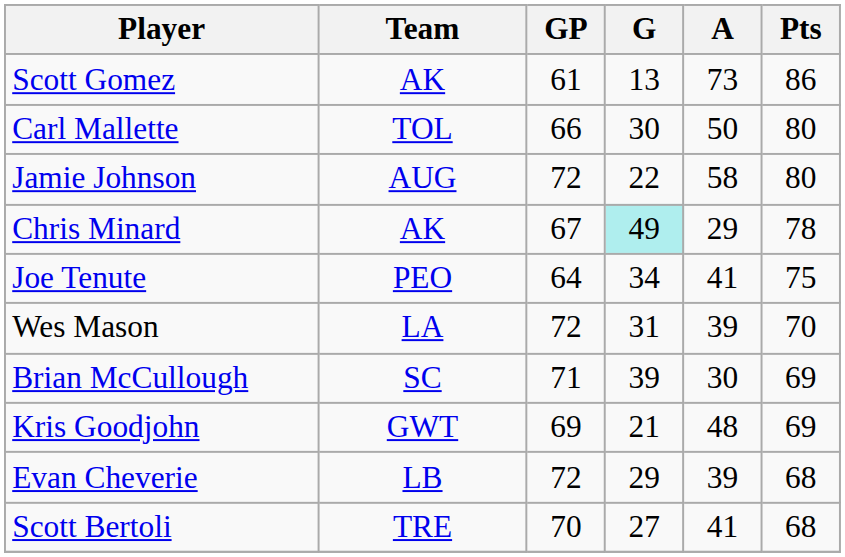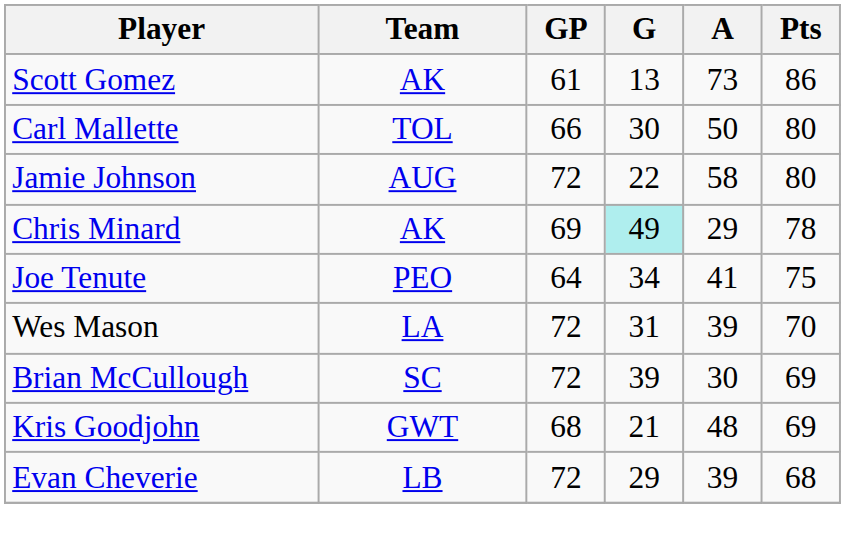(566, 228) 67 -> (566, 228) 69
(566, 377) 71 -> (566, 377) 72
(566, 427) 69 -> (566, 427) 68
- row: (92, 526)
